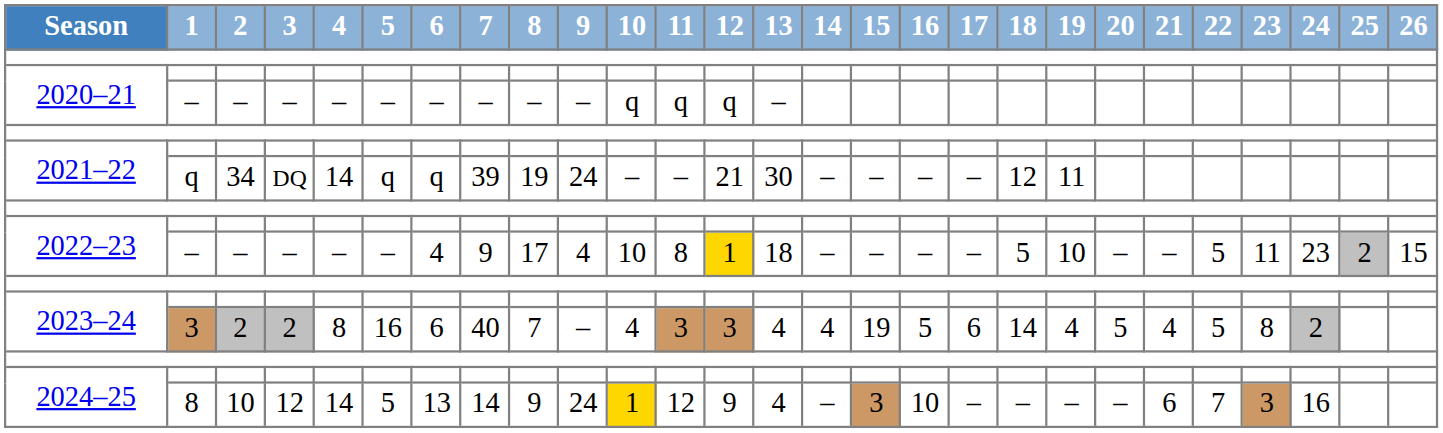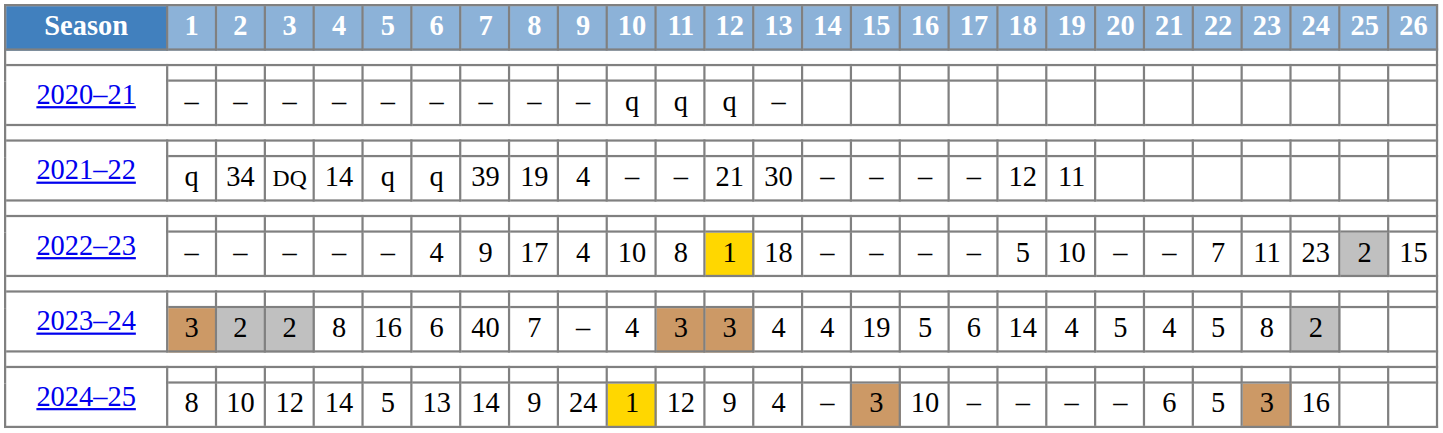(583, 177) 24 -> (583, 177) 4
(1218, 253) 5 -> (1218, 253) 7
(1218, 404) 7 -> (1218, 404) 5
